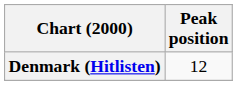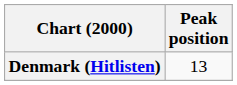(199, 66) 12 -> (199, 66) 13
